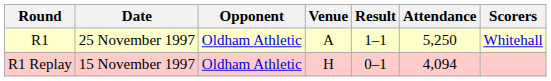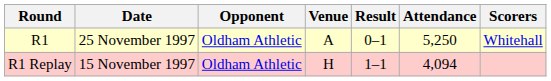(376, 40) 1–1 -> (376, 40) 0–1
(376, 64) 0–1 -> (376, 64) 1–1
